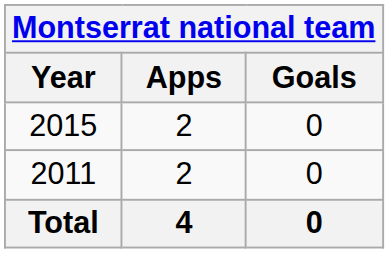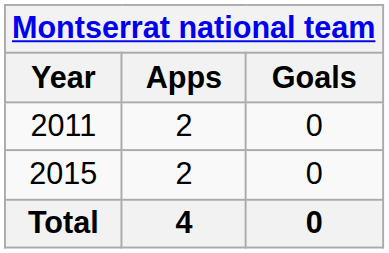rows swapped: (63, 174) <-> (63, 125)
